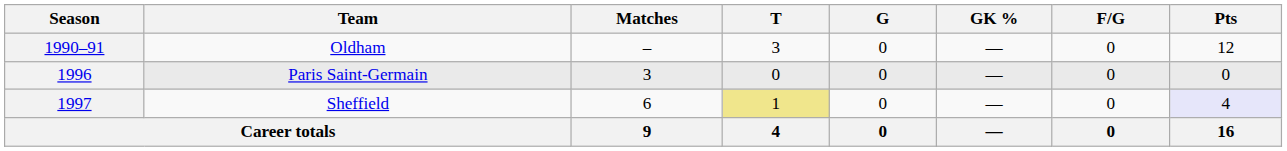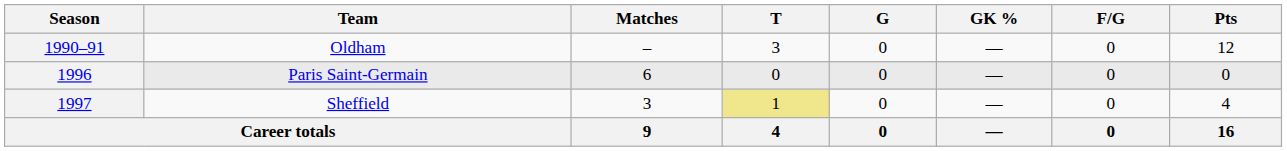(647, 75) 3 -> (647, 75) 6
(647, 103) 6 -> (647, 103) 3
(1226, 103) lavender background -> (1226, 103) no background
